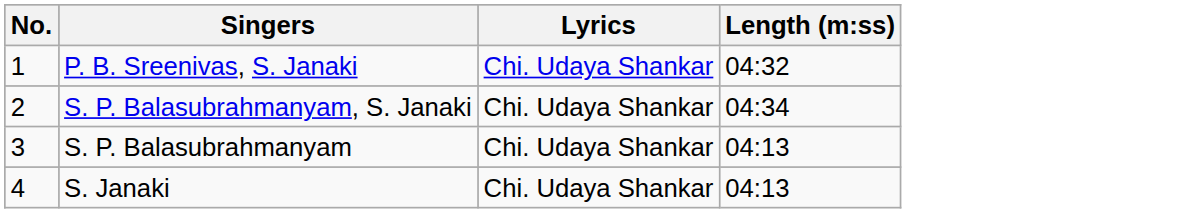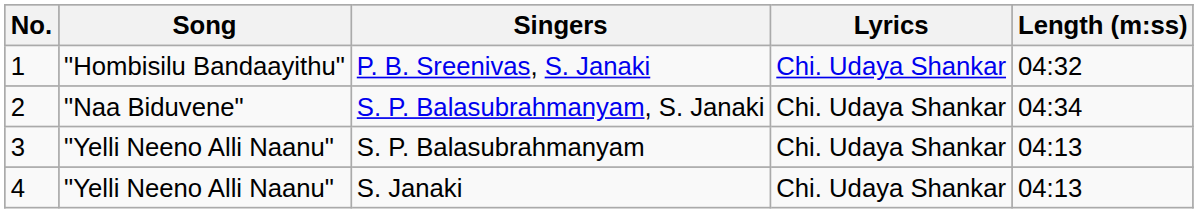+ column: (204, 25)
